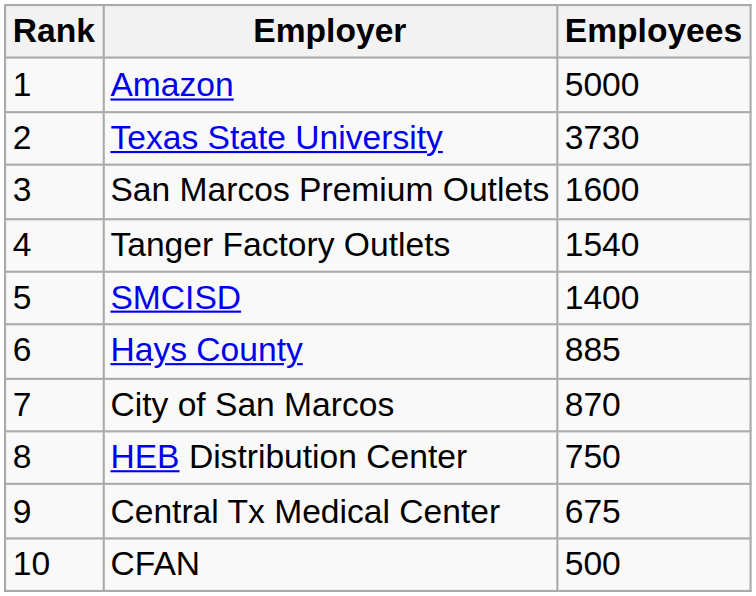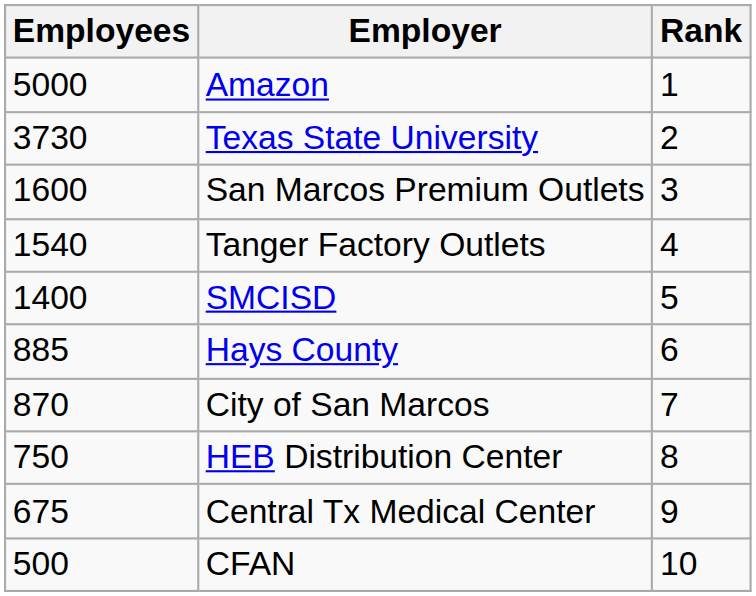columns swapped: (54, 31) <-> (653, 31)
